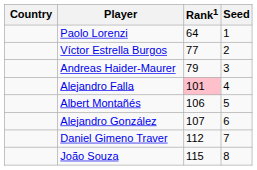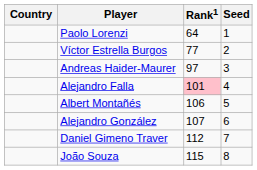(192, 68) 79 -> (192, 68) 97
